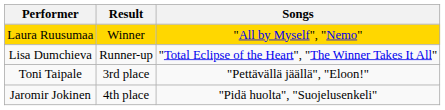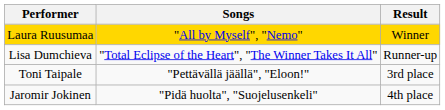columns swapped: (298, 14) <-> (126, 14)
